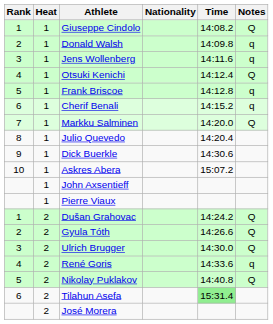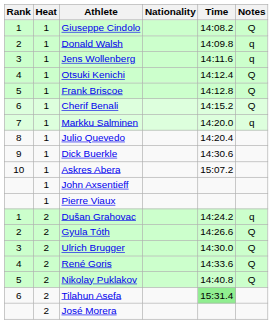(252, 91) q -> (252, 91) Q
(252, 106) q -> (252, 106) Q
(252, 122) Q -> (252, 122) q
(252, 216) Q -> (252, 216) q
(252, 264) q -> (252, 264) Q
